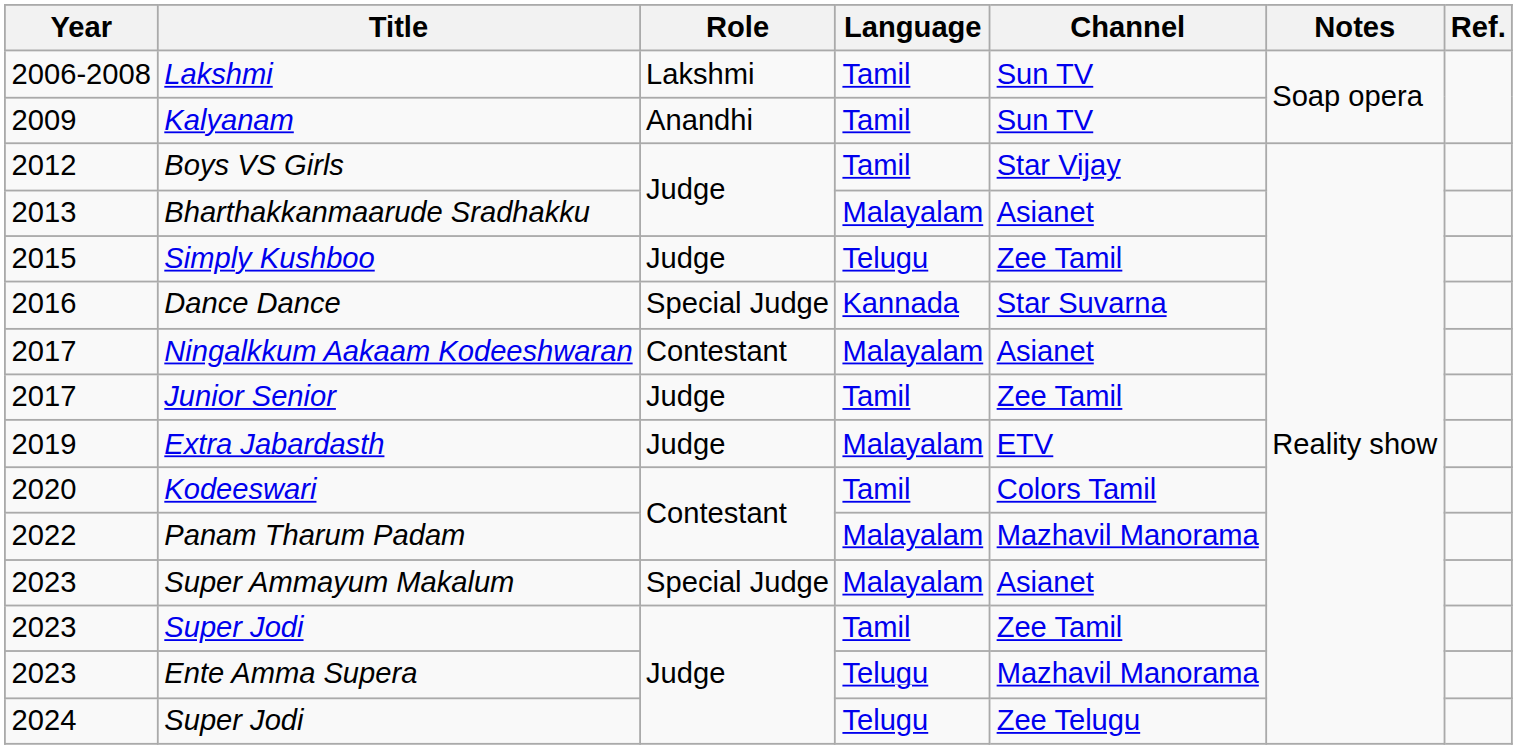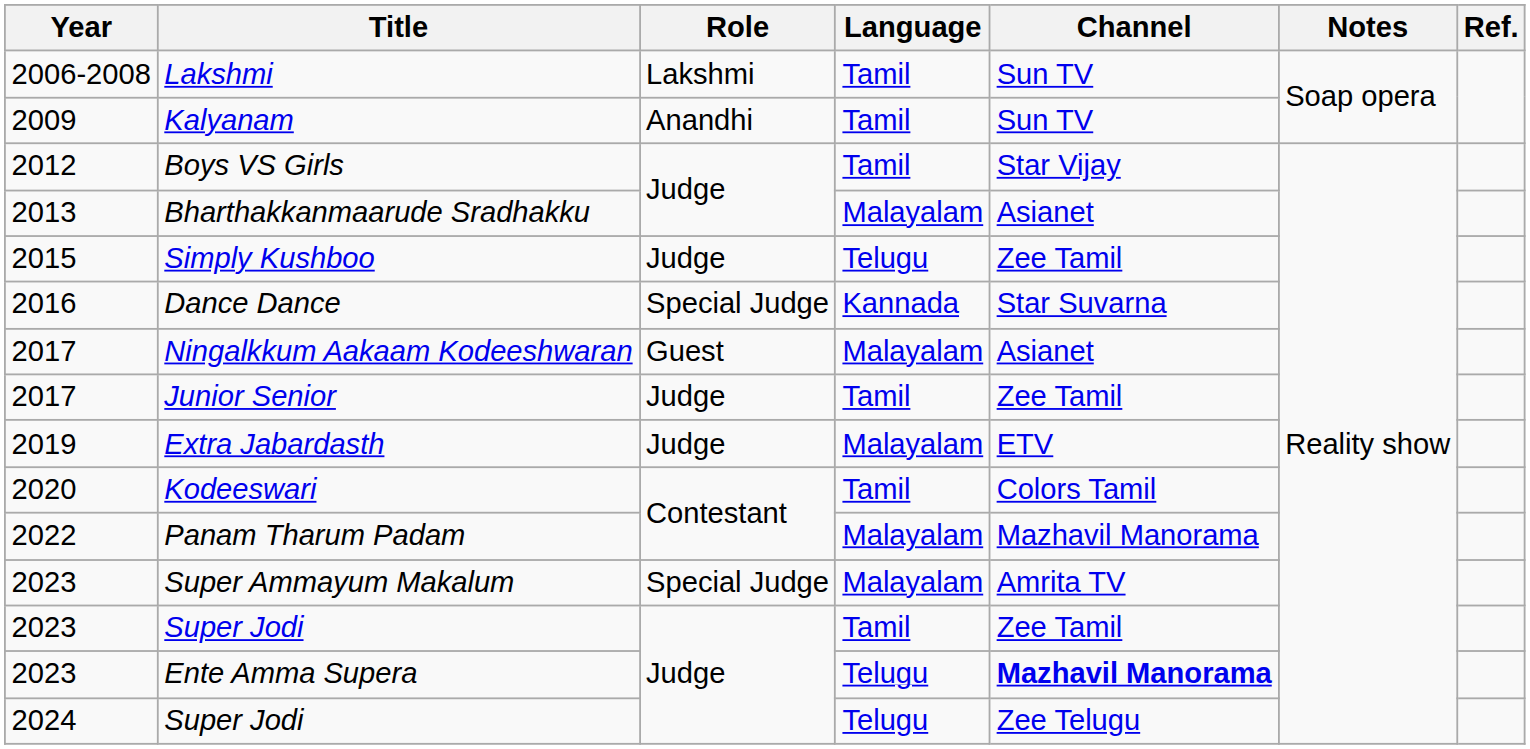(716, 350) Contestant -> (685, 350) Guest
(1045, 581) Asianet -> (1061, 581) Amrita TV
(1128, 674) normal -> (1134, 674) bold
